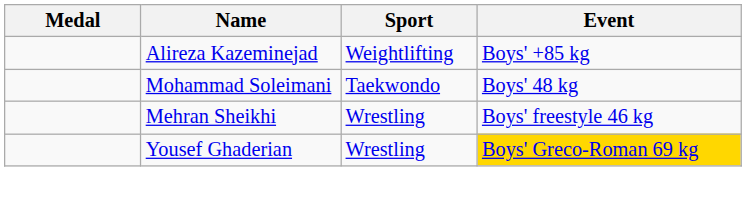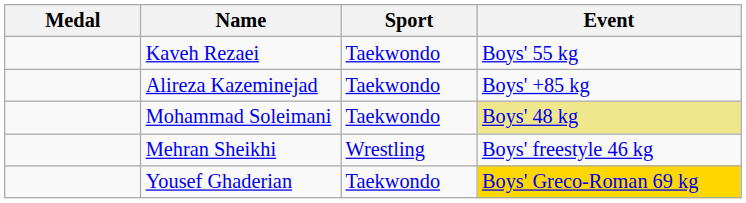+ row: (202, 52)
(399, 52) Weightlifting -> (393, 85) Taekwondo
(530, 85) no background -> (530, 117) khaki background
(385, 149) Wrestling -> (393, 181) Taekwondo
